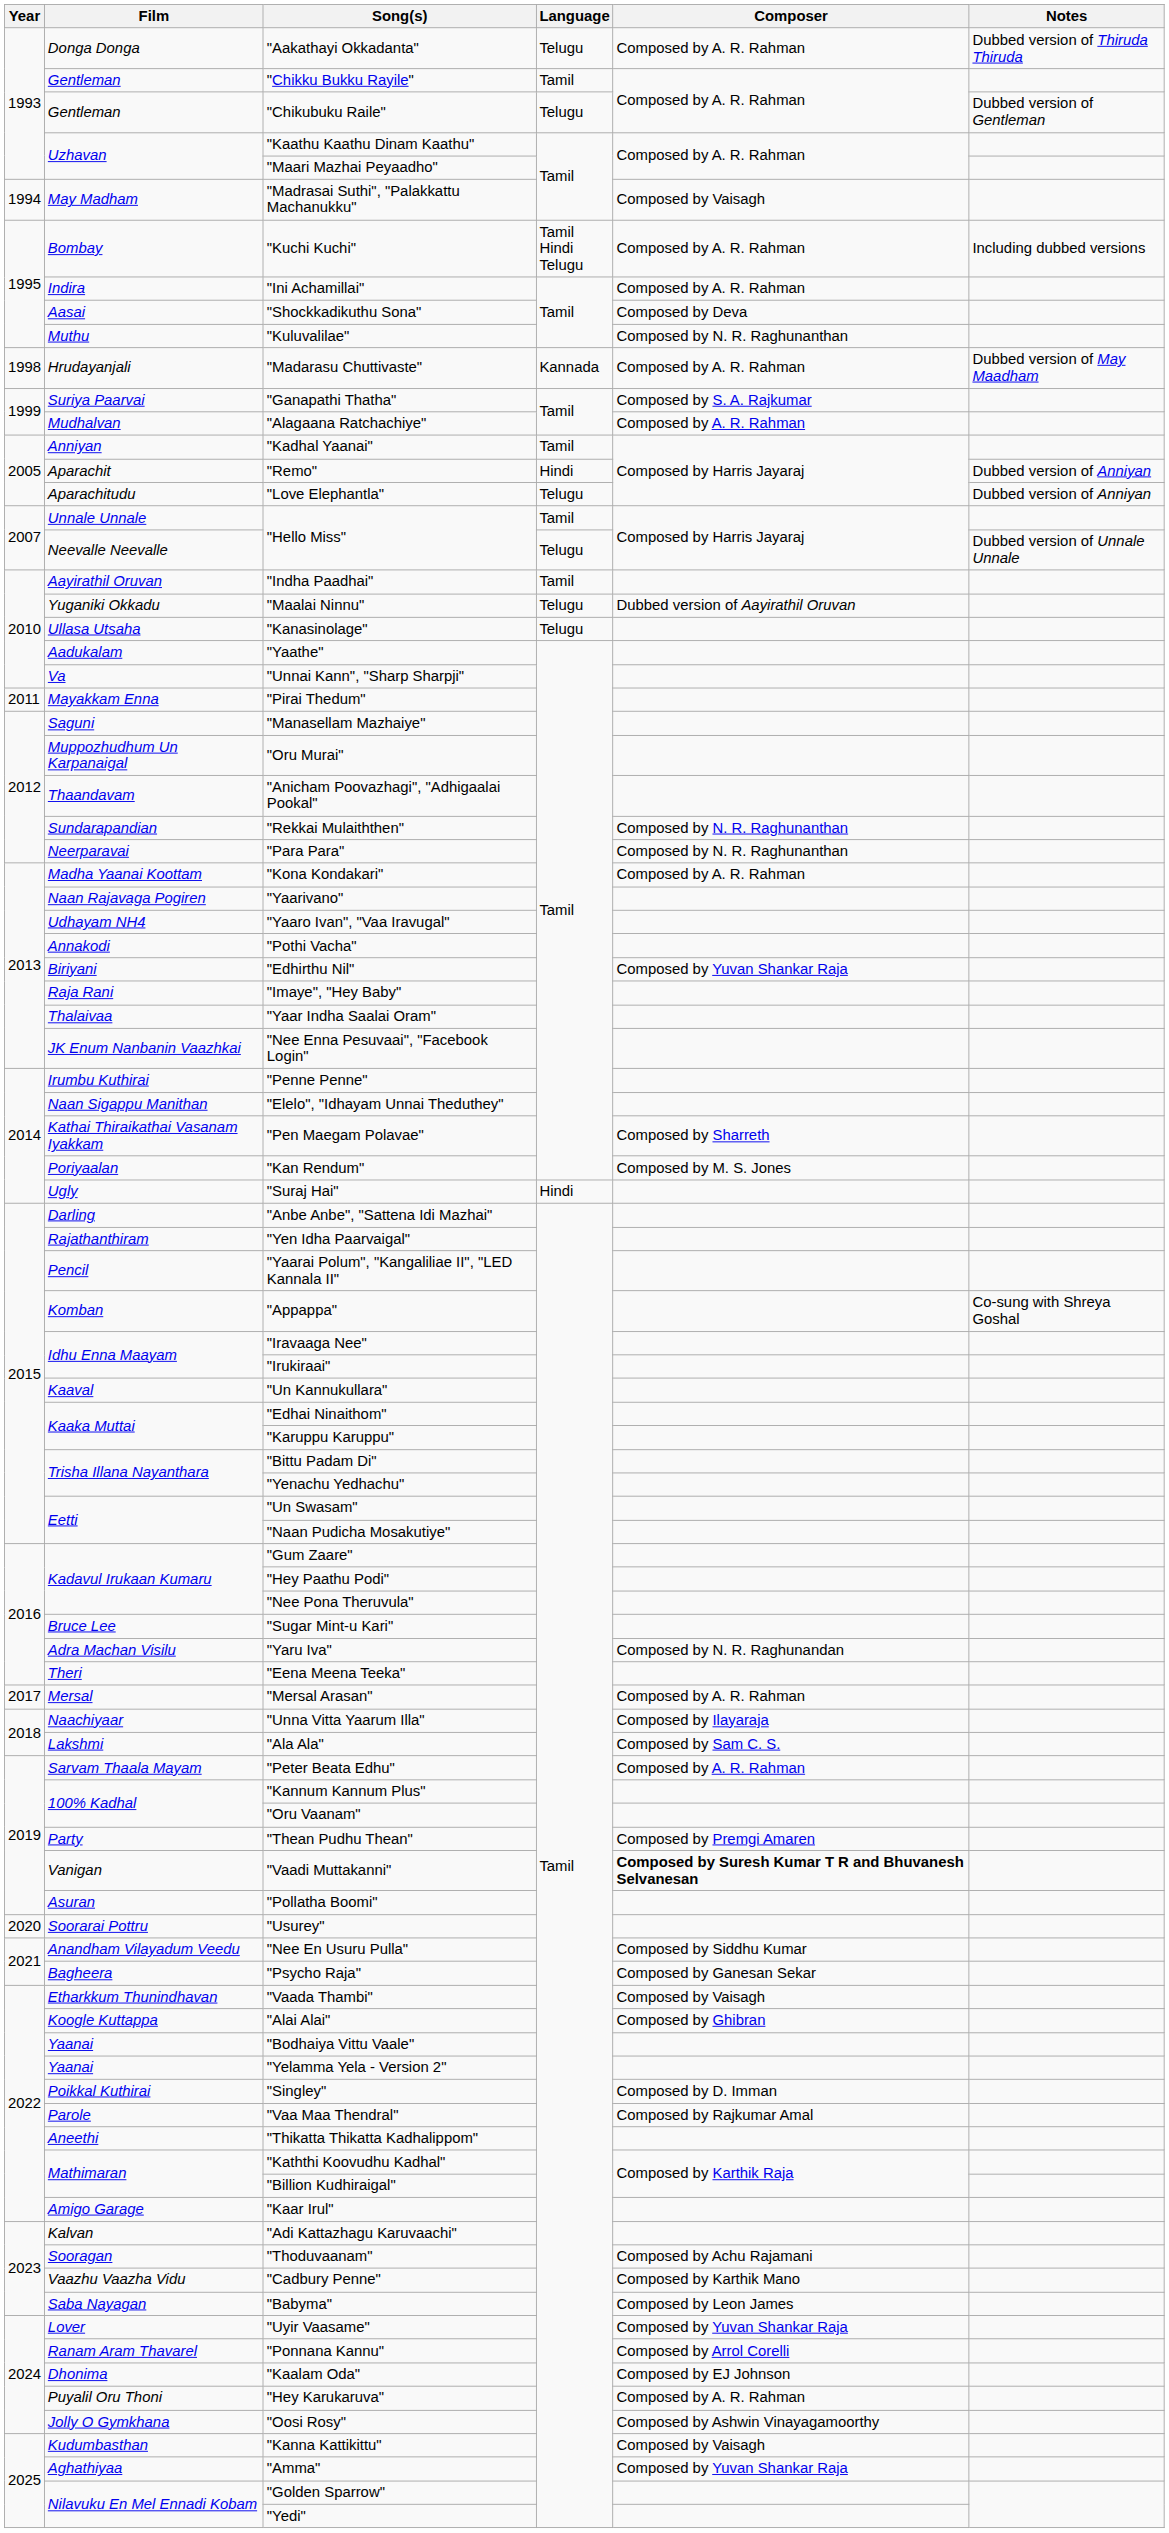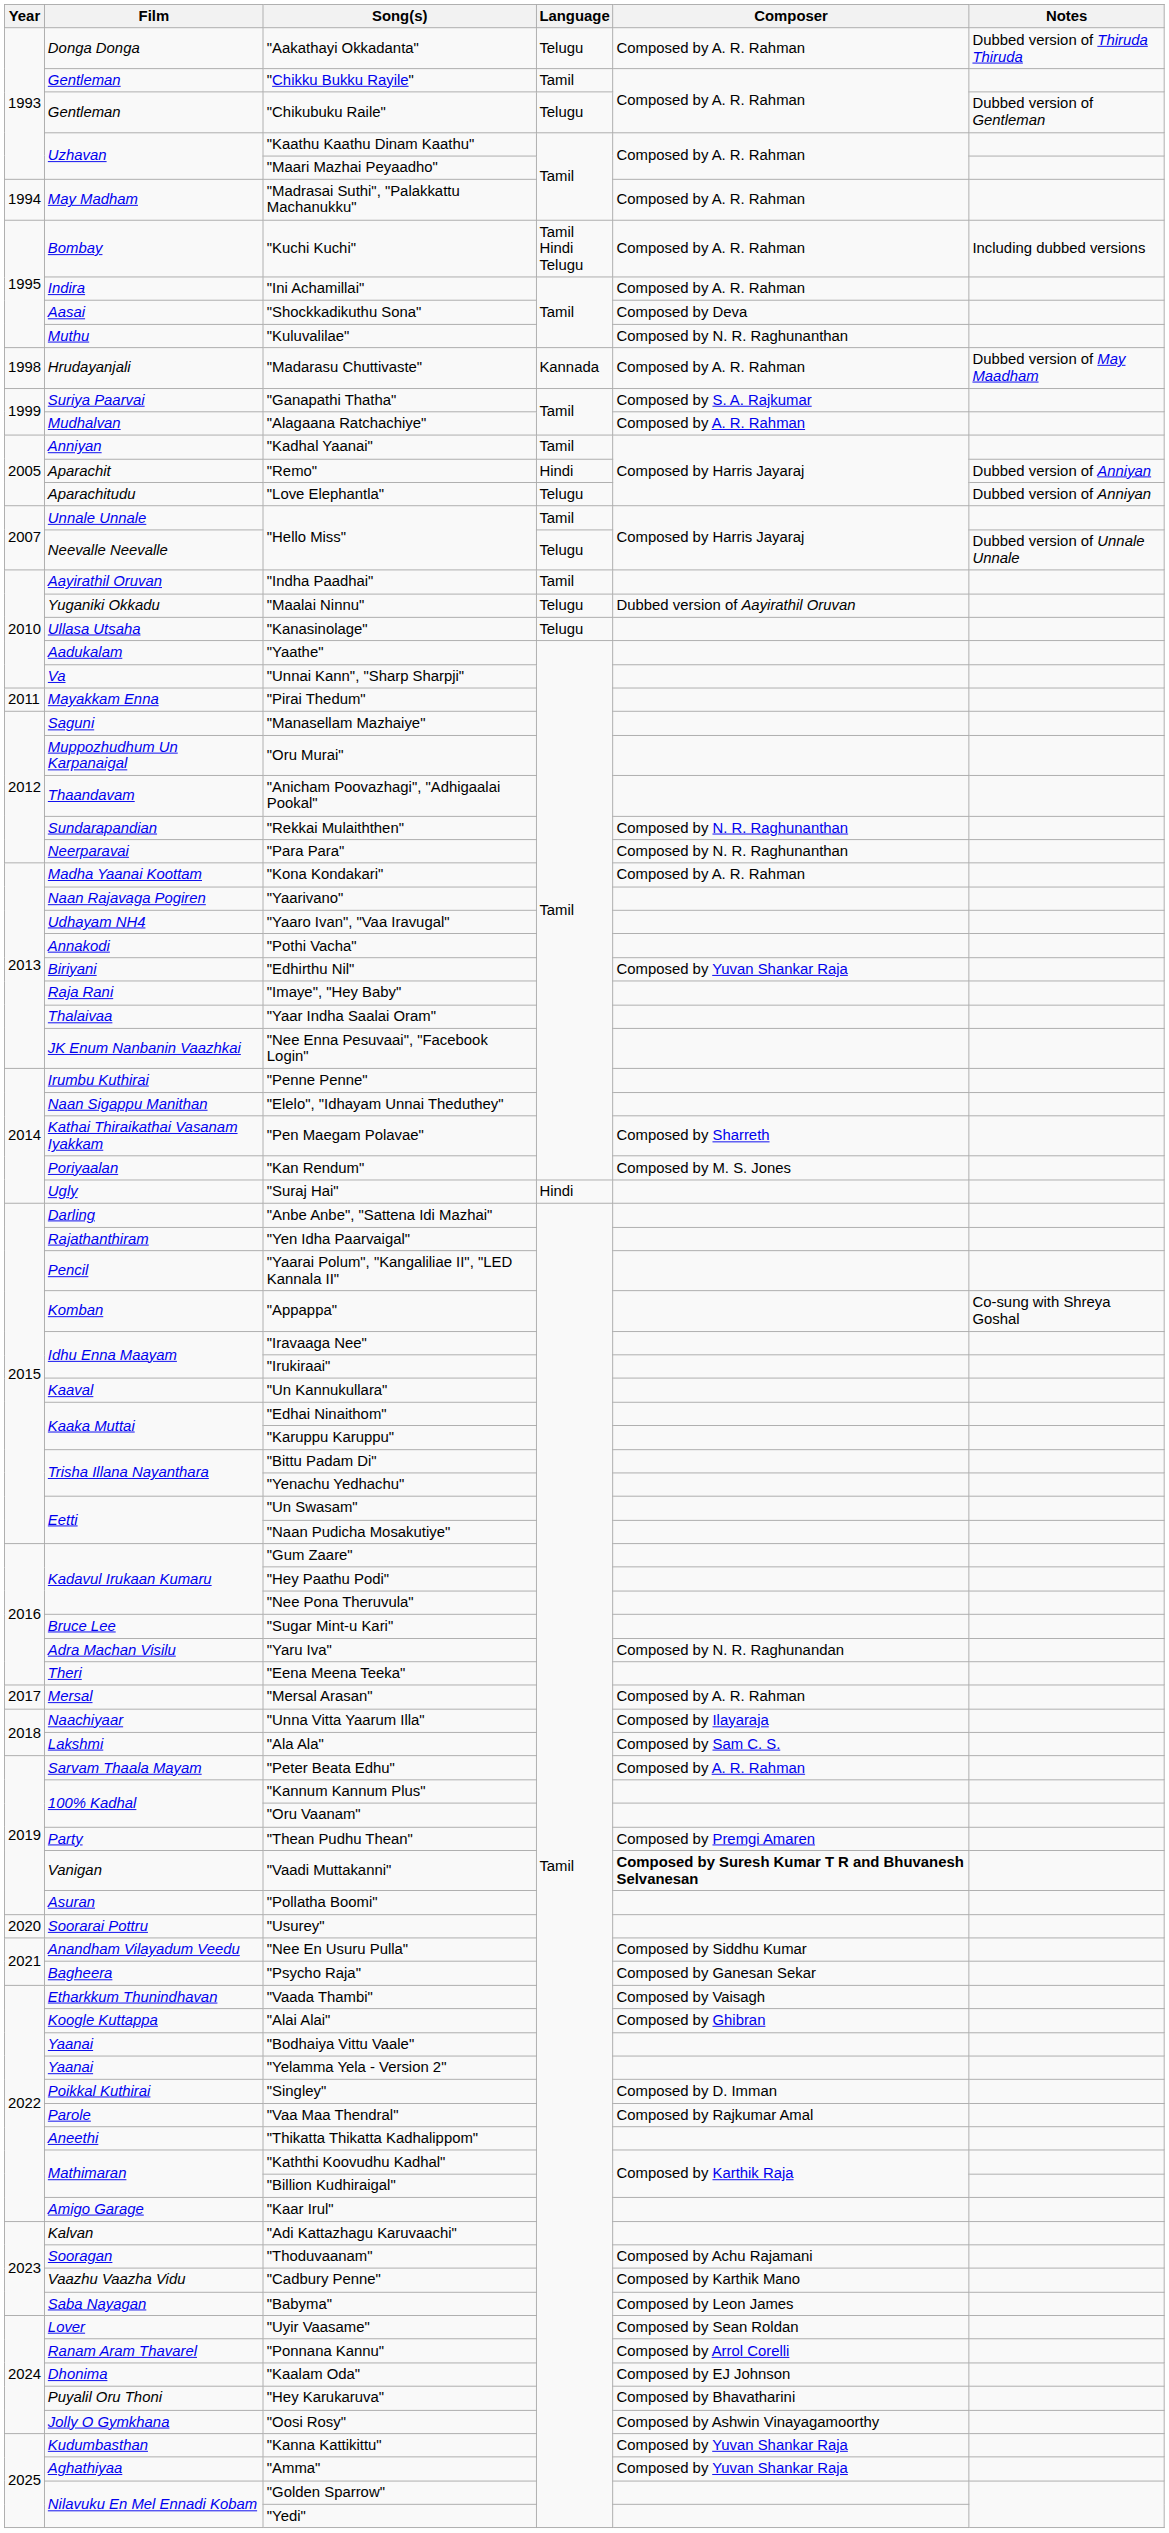(691, 199) Composed by Vaisagh -> (711, 199) Composed by A. R. Rahman
(732, 2327) Composed by Yuvan Shankar Raja -> (708, 2327) Composed by Sean Roldan
(711, 2398) Composed by A. R. Rahman -> (706, 2398) Composed by Bhavatharini
(691, 2445) Composed by Vaisagh -> (732, 2445) Composed by Yuvan Shankar Raja
